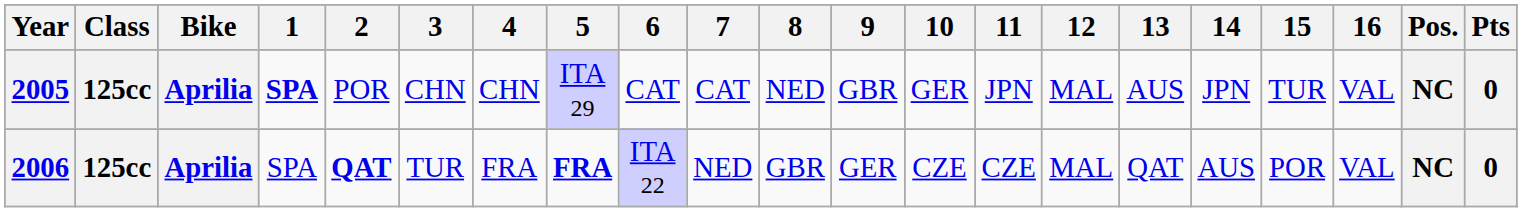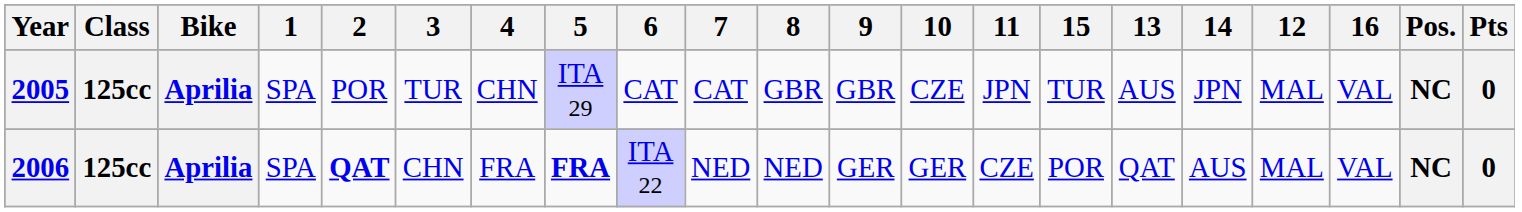columns swapped: (1081, 27) <-> (1297, 27)
(292, 89) bold -> (291, 89) normal
(435, 89) CHN -> (433, 89) TUR
(795, 89) NED -> (793, 89) GBR
(939, 89) GER -> (937, 89) CZE
(435, 167) TUR -> (433, 167) CHN
(795, 167) GBR -> (793, 167) NED
(939, 167) CZE -> (937, 167) GER
